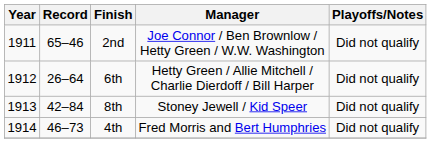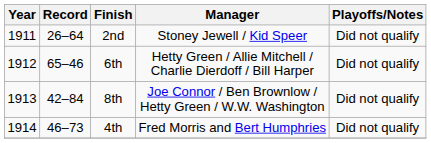(65, 43) 65–46 -> (65, 35) 26–64
(232, 43) Joe Connor / Ben Brownlow / Hetty Green / W.W. Washington -> (232, 35) Stoney Jewell / Kid Speer
(65, 78) 26–64 -> (65, 63) 65–46
(232, 106) Stoney Jewell / Kid Speer -> (232, 99) Joe Connor / Ben Brownlow / Hetty Green / W.W. Washington
